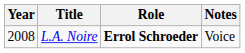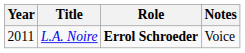(21, 36) 2008 -> (21, 36) 2011
